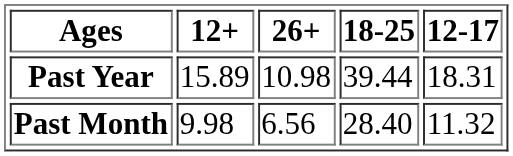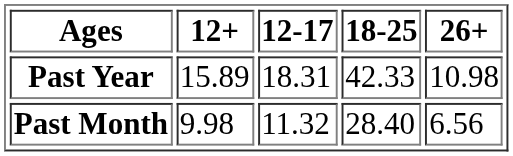columns swapped: (463, 30) <-> (296, 30)
(378, 77) 39.44 -> (380, 77) 42.33
